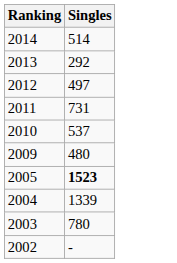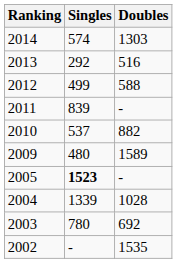+ column: (143, 16)
(79, 39) 514 -> (79, 39) 574
(79, 85) 497 -> (79, 85) 499
(79, 108) 731 -> (79, 108) 839
